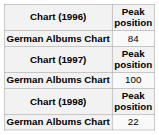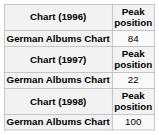rows swapped: (133, 122) <-> (133, 80)
